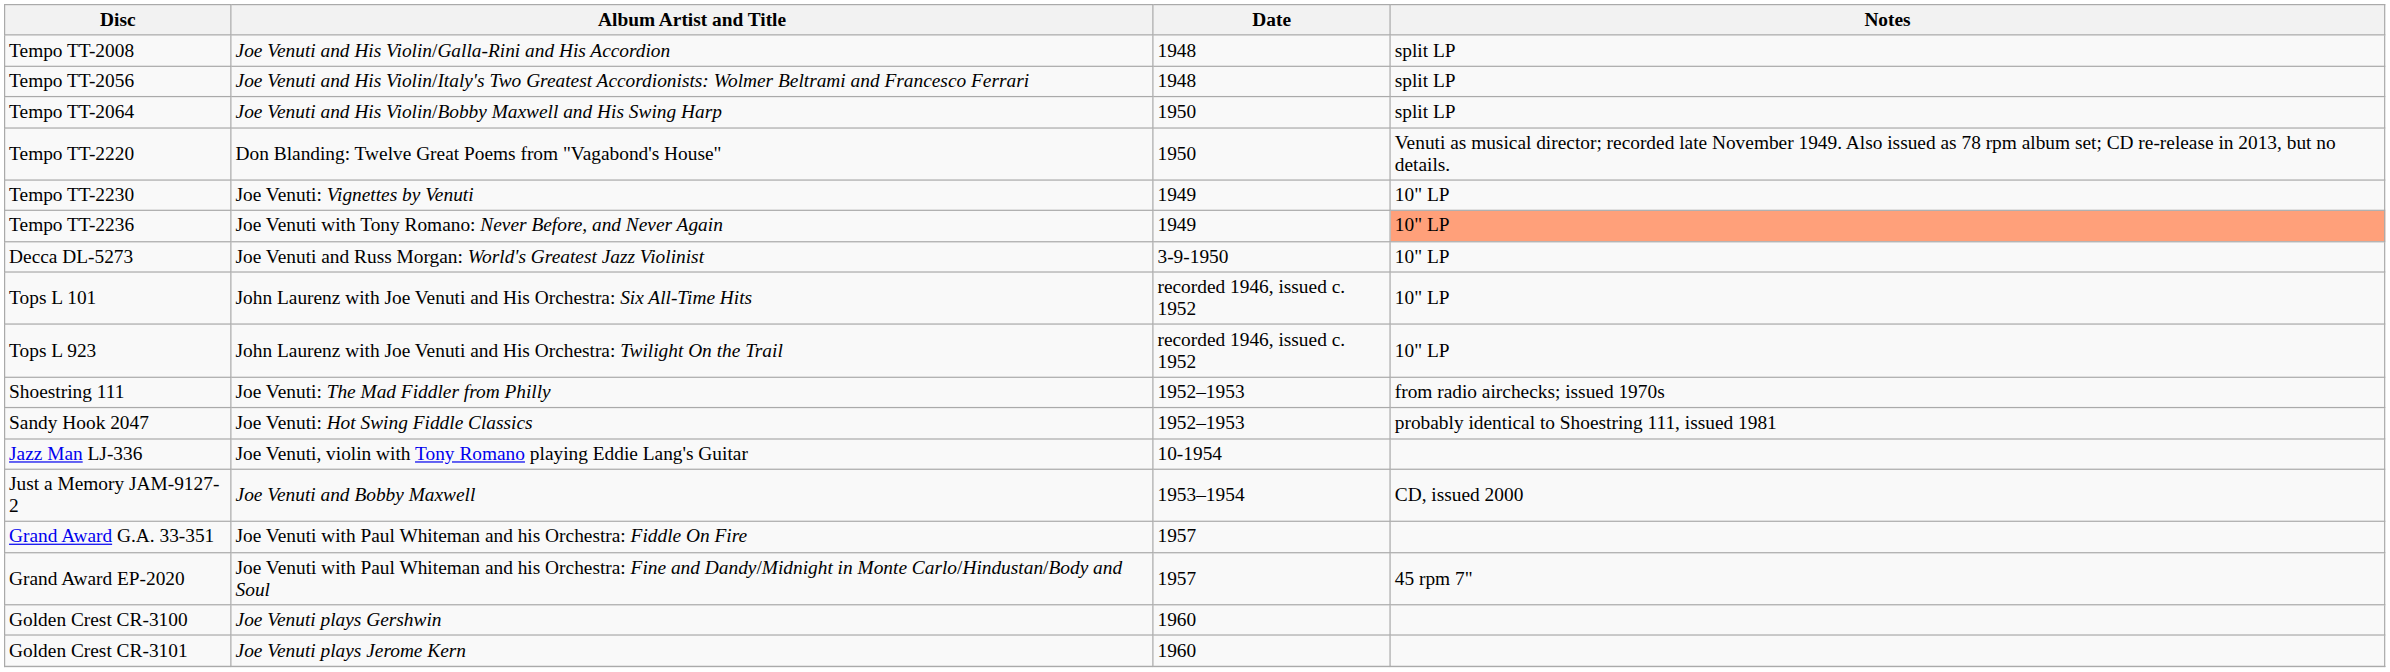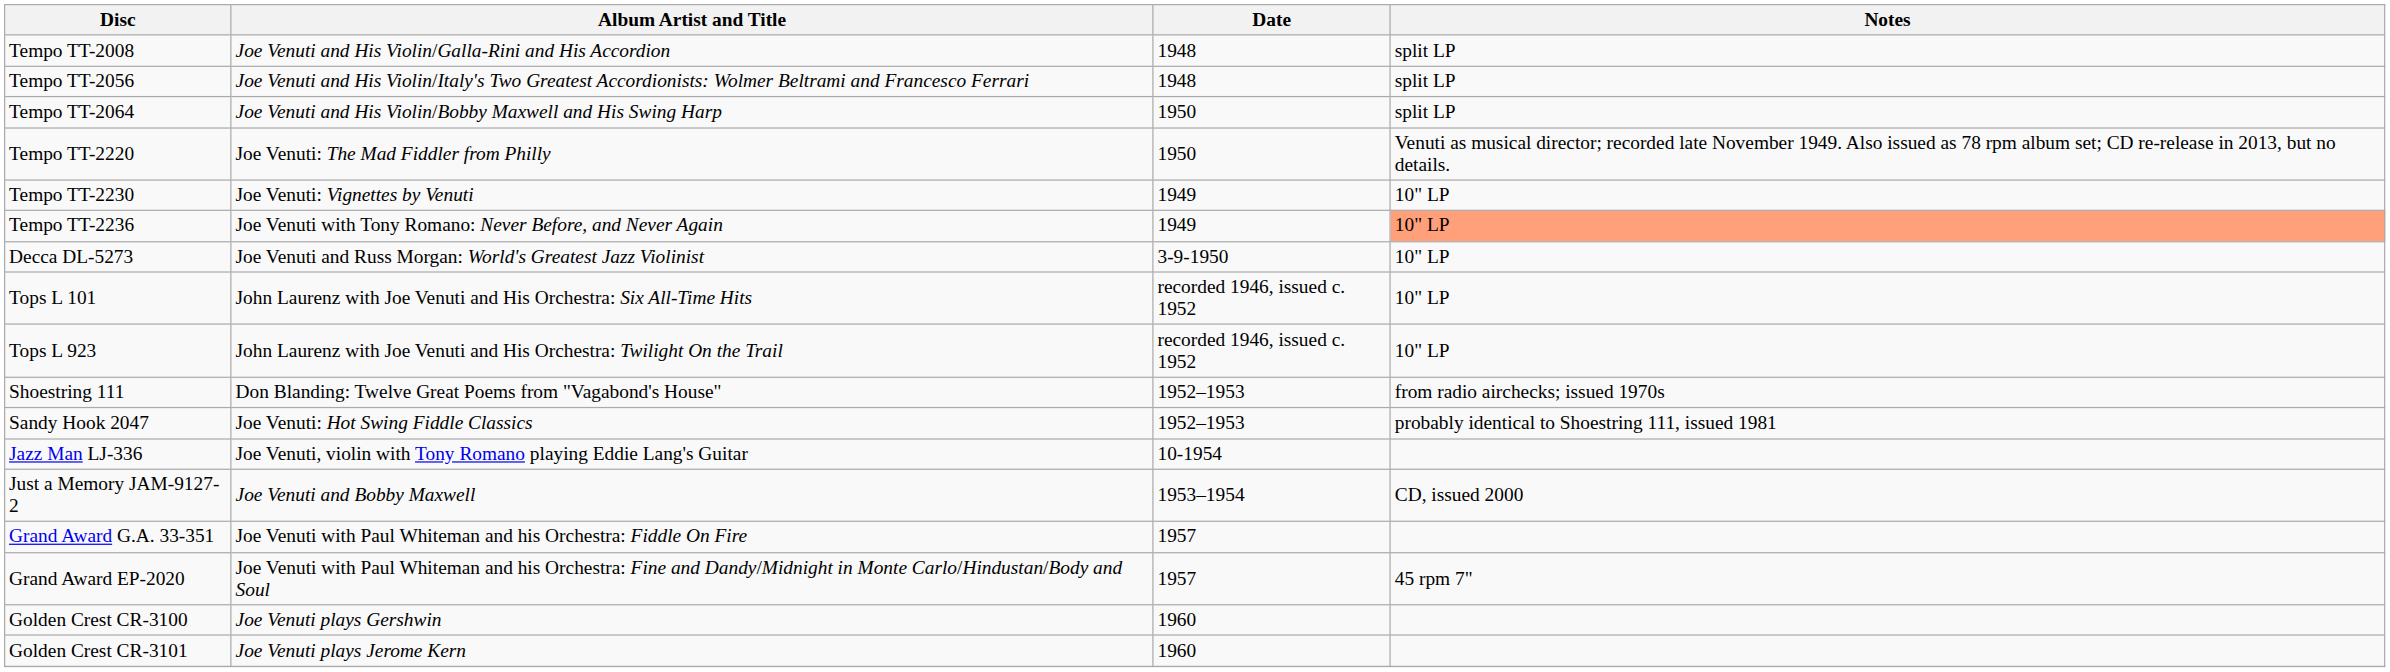(479, 153) Don Blanding: Twelve Great Poems from "Vagabond's House" -> (393, 153) Joe Venuti: The Mad Fiddler from Philly
(393, 392) Joe Venuti: The Mad Fiddler from Philly -> (479, 392) Don Blanding: Twelve Great Poems from "Vagabond's House"
